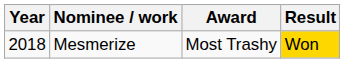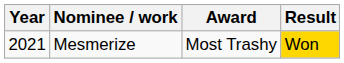(27, 44) 2018 -> (27, 44) 2021
